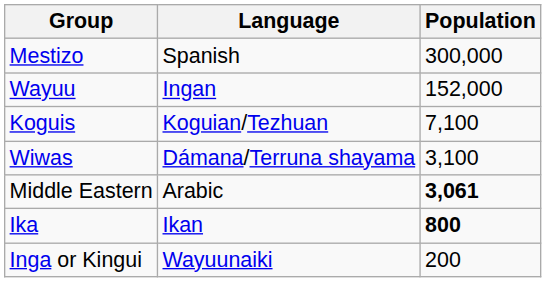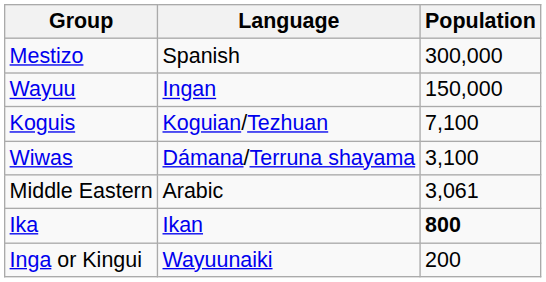(464, 89) 152,000 -> (464, 89) 150,000
(452, 191) bold -> (452, 191) normal
